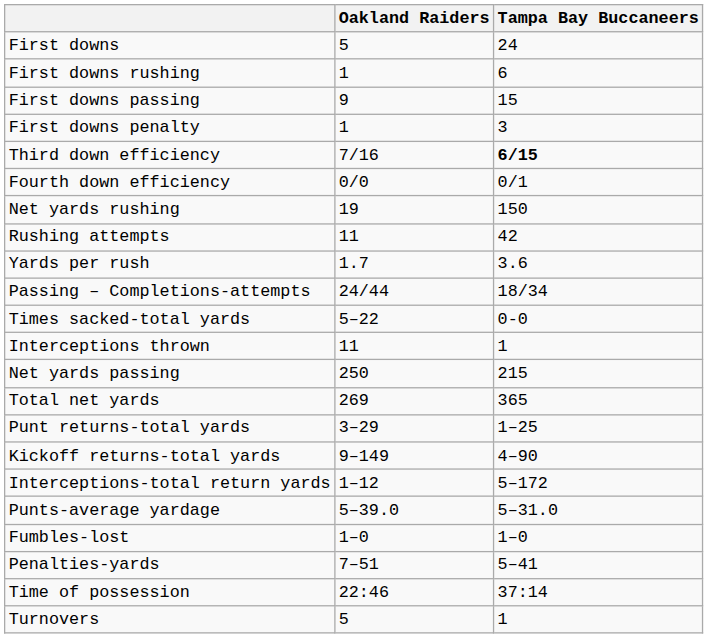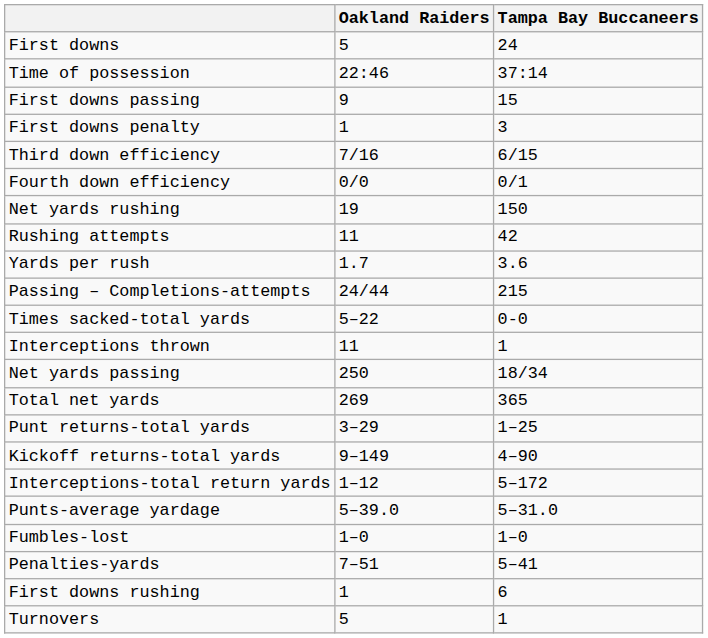rows swapped: (104, 73) <-> (99, 592)
(518, 155) bold -> (518, 155) normal
(523, 292) 18/34 -> (513, 292) 215
(513, 374) 215 -> (523, 374) 18/34
